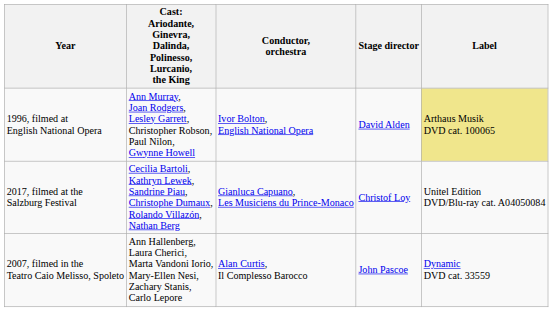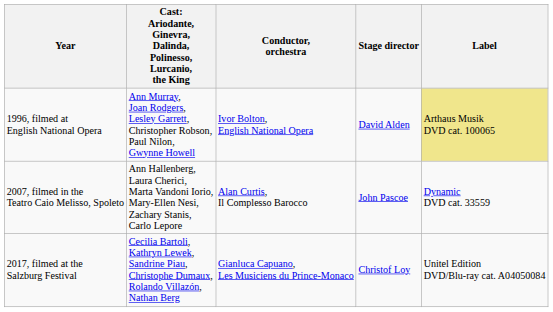rows swapped: (65, 270) <-> (45, 197)
